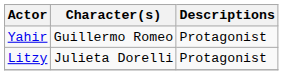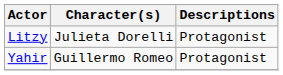rows swapped: (28, 37) <-> (28, 59)
